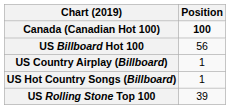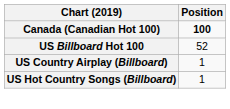(202, 46) 56 -> (202, 46) 52
- row: (92, 96)
